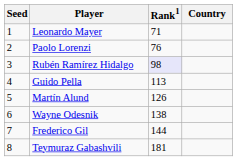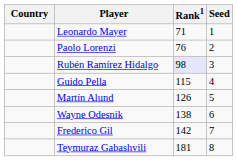columns swapped: (207, 14) <-> (17, 14)
(158, 81) 113 -> (183, 81) 115
(159, 131) 144 -> (183, 131) 142
